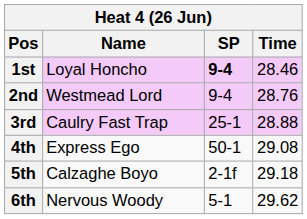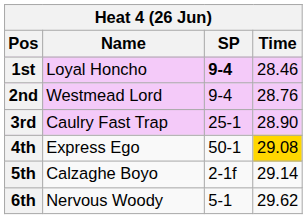(278, 122) 28.88 -> (278, 122) 28.90
(278, 148) no background -> (278, 148) gold background
(278, 174) 29.18 -> (278, 174) 29.14
